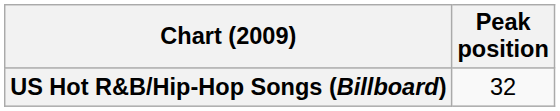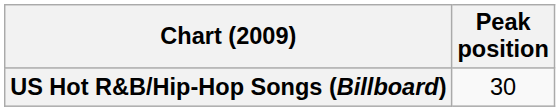(503, 86) 32 -> (503, 86) 30
